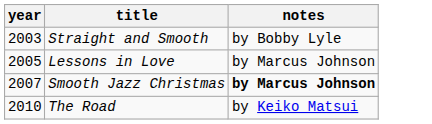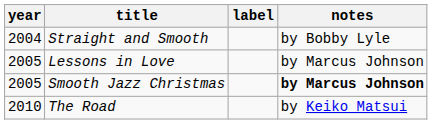+ column: (253, 16)
(25, 39) 2003 -> (25, 39) 2004
(25, 85) 2007 -> (25, 85) 2005
